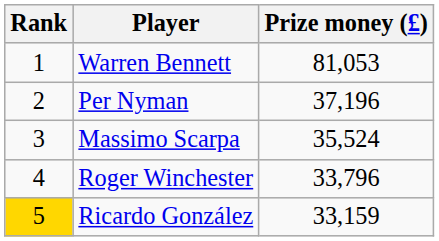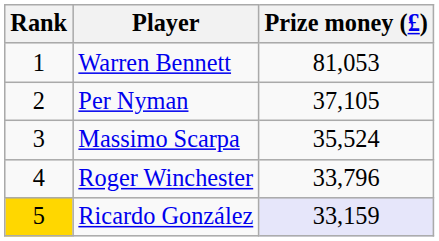(346, 100) 37,196 -> (346, 100) 37,105
(346, 216) no background -> (346, 216) lavender background
